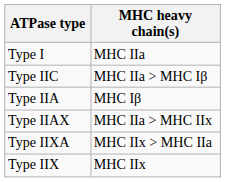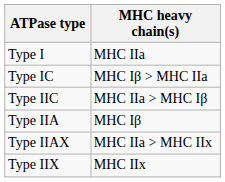+ row: (31, 76)
- row: (39, 143)
